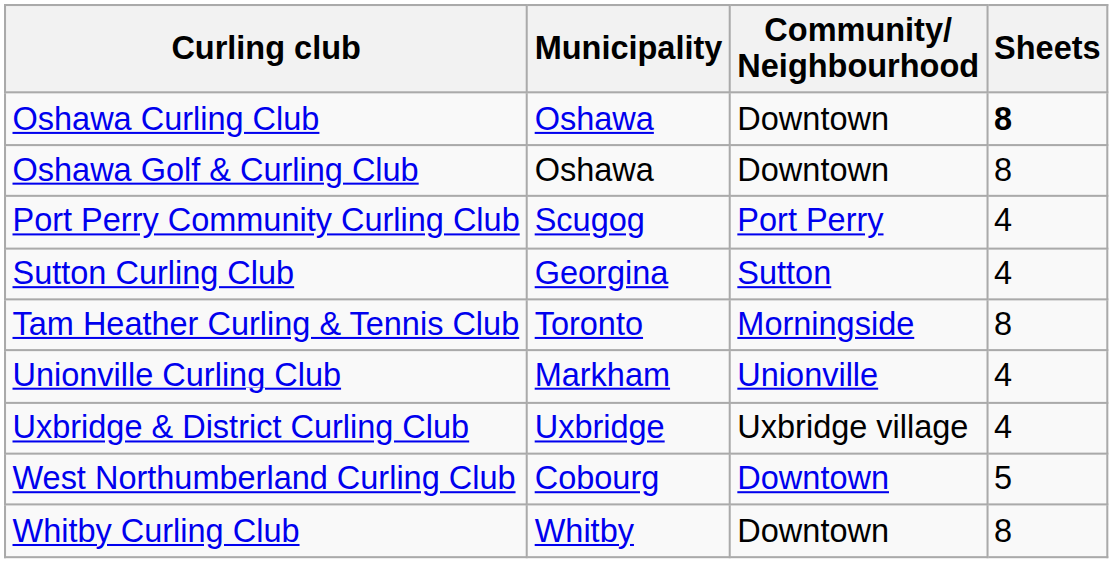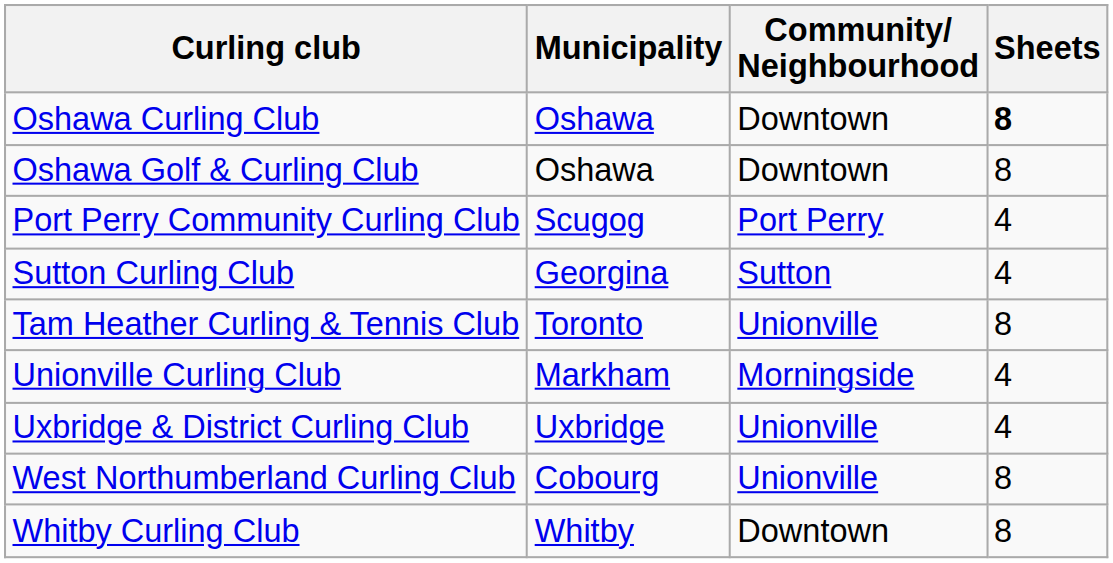(826, 324) Morningside -> (808, 324) Unionville
(808, 375) Unionville -> (826, 375) Morningside
(853, 427) Uxbridge village -> (808, 427) Unionville
(813, 478) Downtown -> (808, 478) Unionville
(1003, 478) 5 -> (1003, 478) 8
